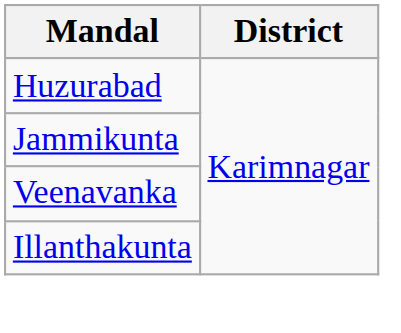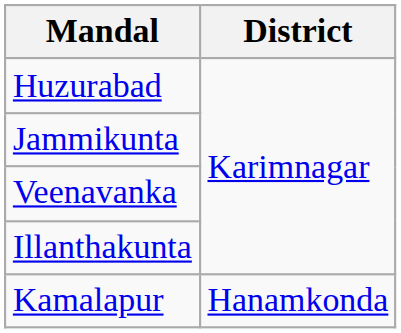+ row: (88, 300)
